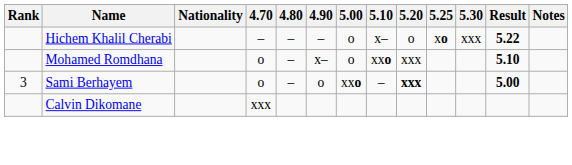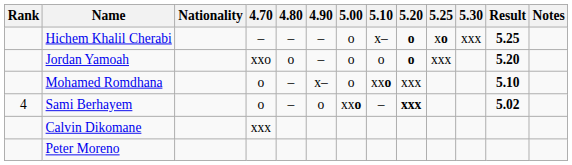(411, 38) normal -> (411, 38) bold
(508, 38) 5.22 -> (508, 38) 5.25
+ row: (87, 60)
(23, 83) 3 -> (23, 105) 4
(508, 83) 5.00 -> (508, 105) 5.02
+ row: (83, 150)
